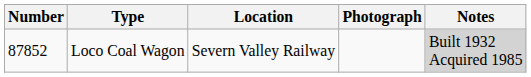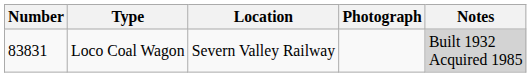(28, 50) 87852 -> (28, 50) 83831
